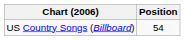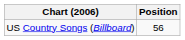(158, 27) 54 -> (158, 27) 56
